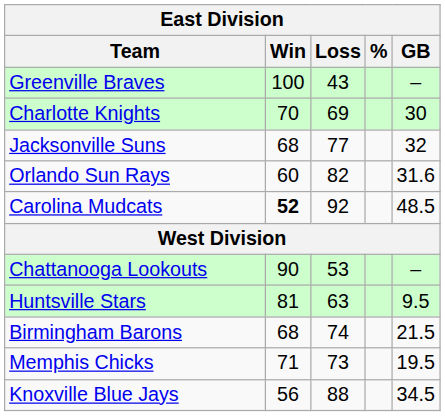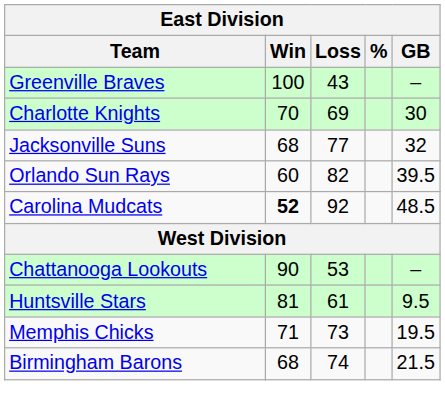(416, 176) 31.6 -> (416, 176) 39.5
(338, 301) 63 -> (338, 301) 61
rows swapped: (81, 363) <-> (96, 332)
- row: (94, 394)
